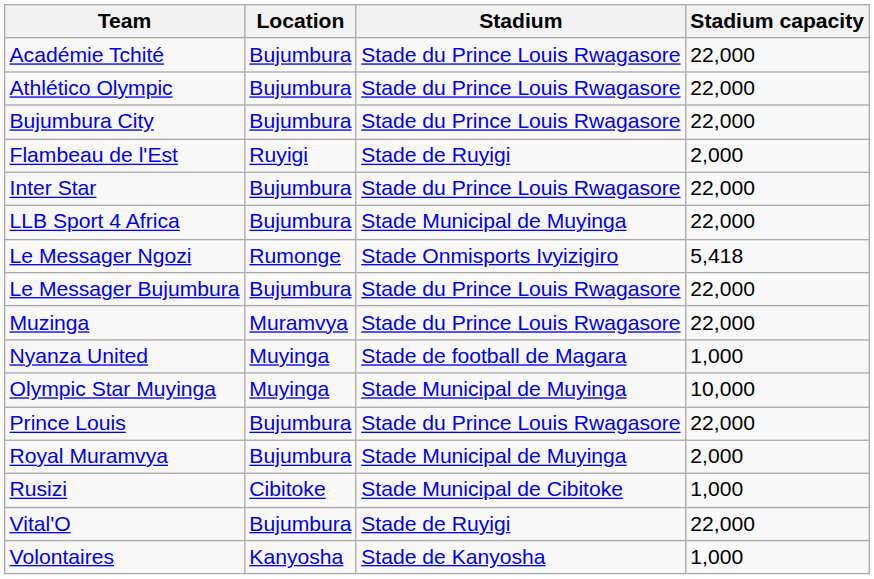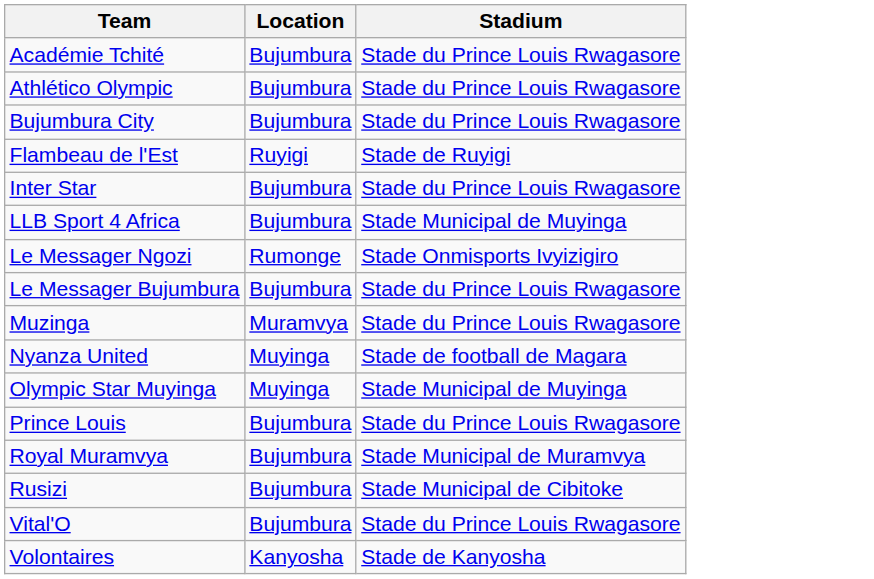- column: (777, 21)
(494, 456) Stade Municipal de Muyinga -> (503, 456) Stade Municipal de Muramvya
(288, 490) Cibitoke -> (300, 490) Bujumbura
(436, 523) Stade de Ruyigi -> (521, 523) Stade du Prince Louis Rwagasore
